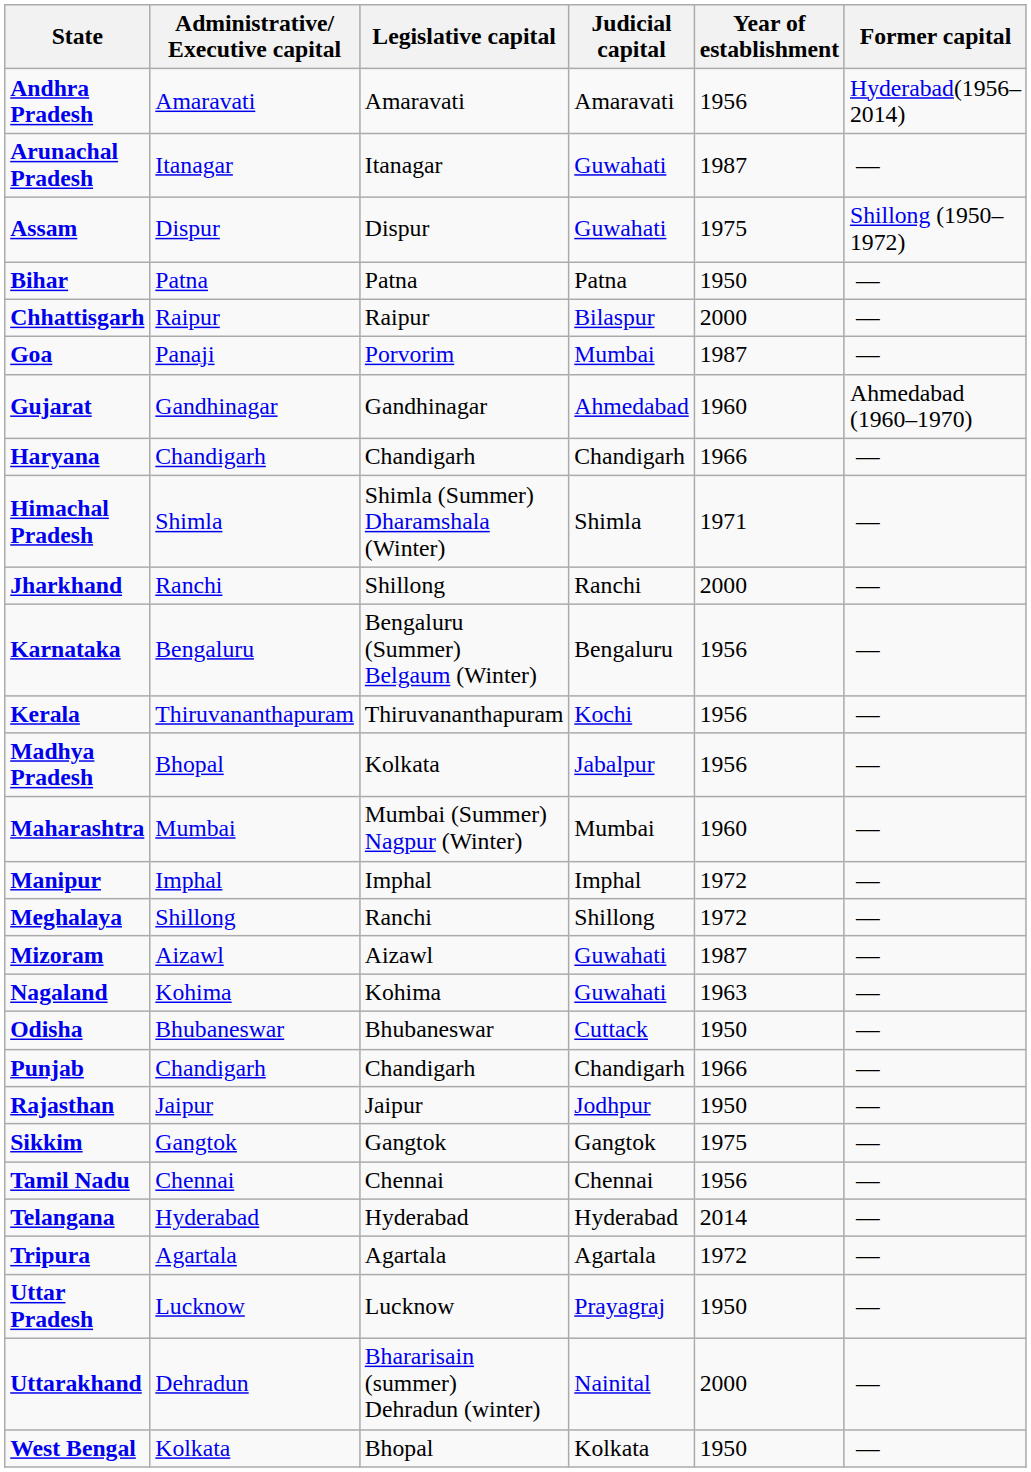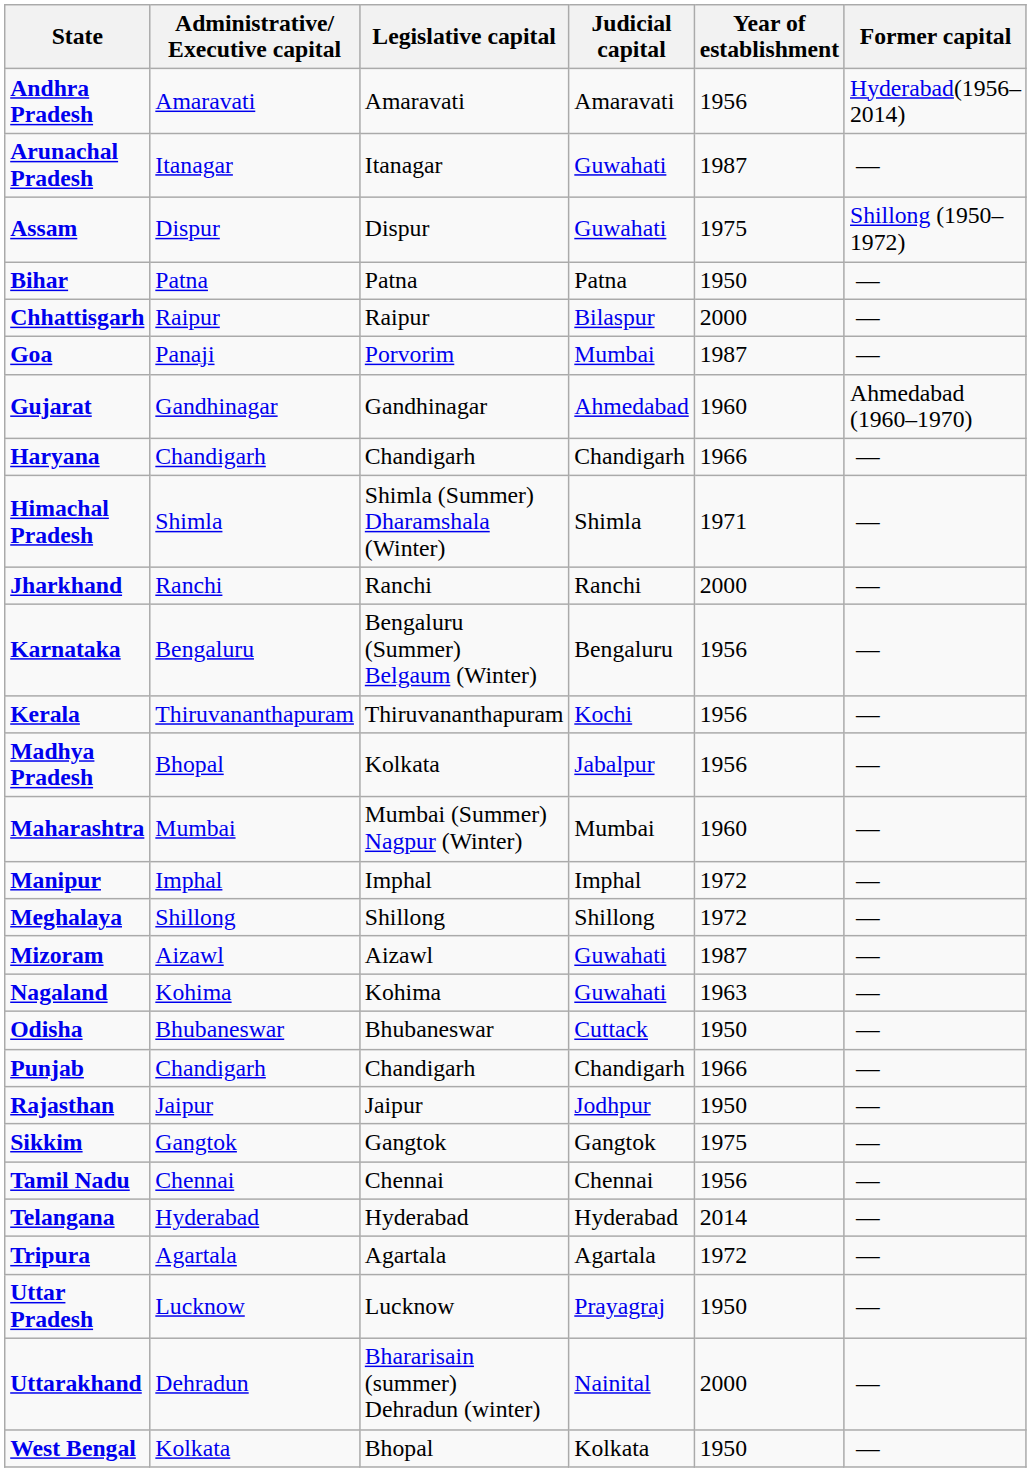(405, 585) Shillong -> (398, 585) Ranchi
(398, 917) Ranchi -> (405, 917) Shillong
